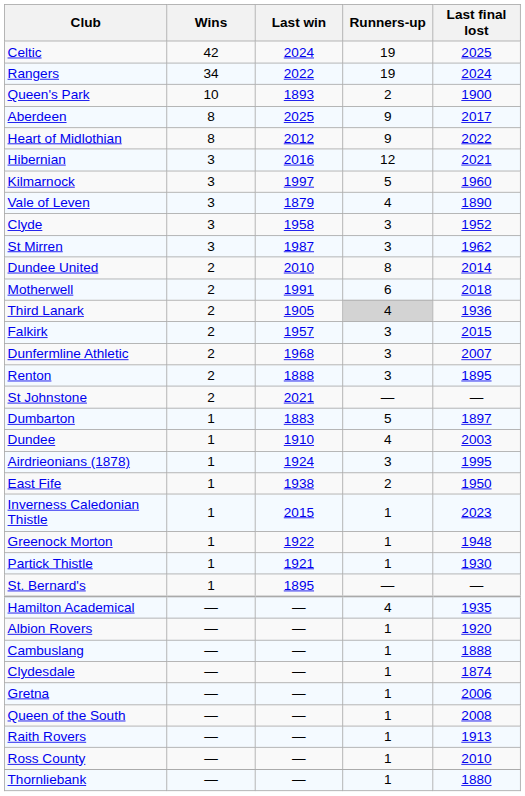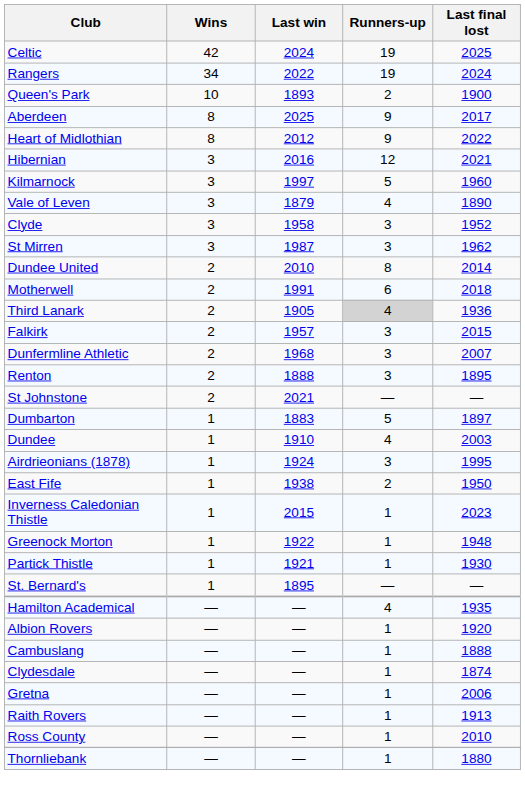- row: (67, 715)
